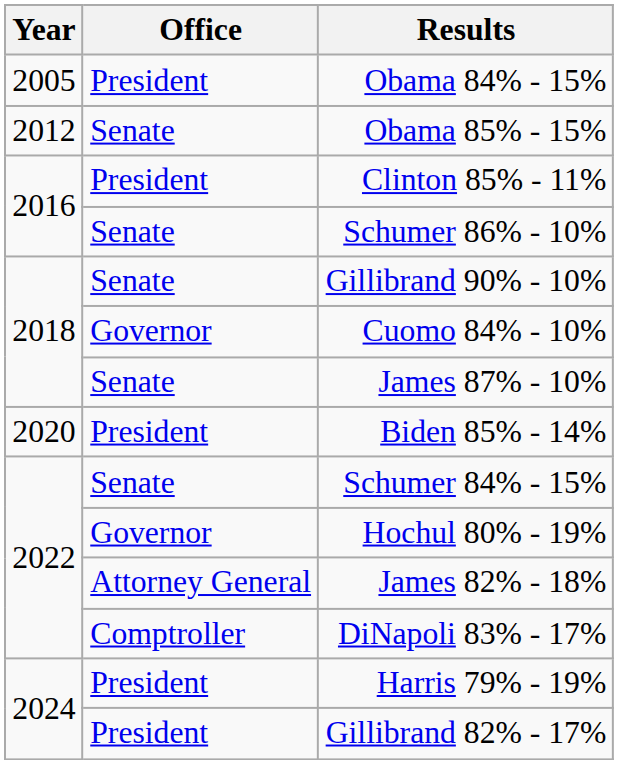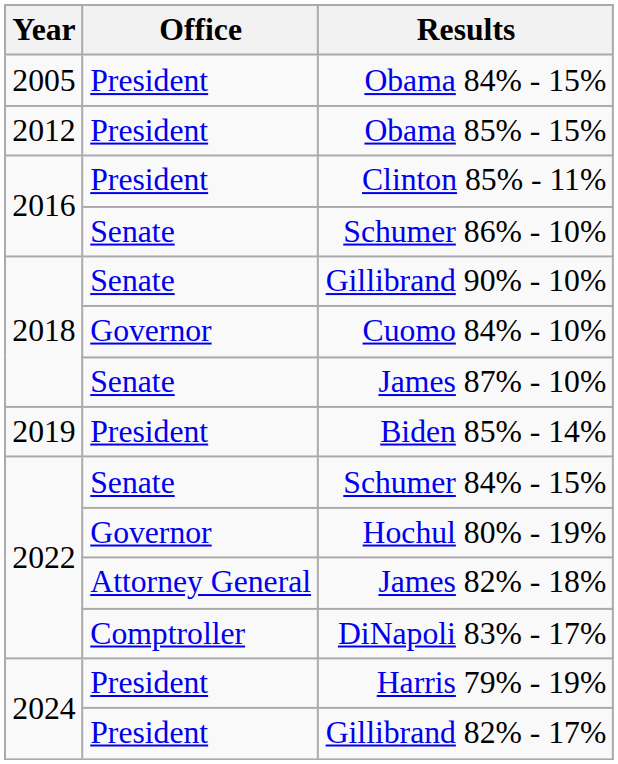(132, 130) Senate -> (149, 130) President
(44, 431) 2020 -> (44, 431) 2019
